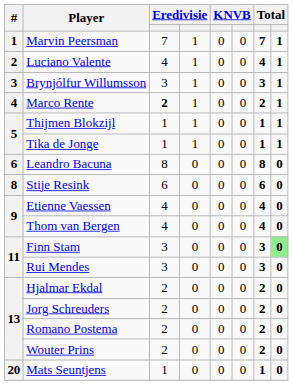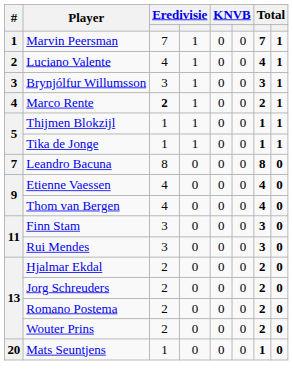(14, 164) 6 -> (14, 164) 7
- row: (58, 185)
(279, 246) lightgreen background -> (279, 226) no background
